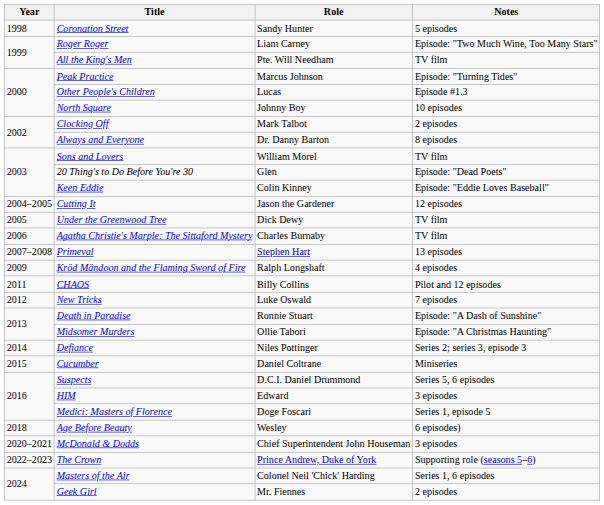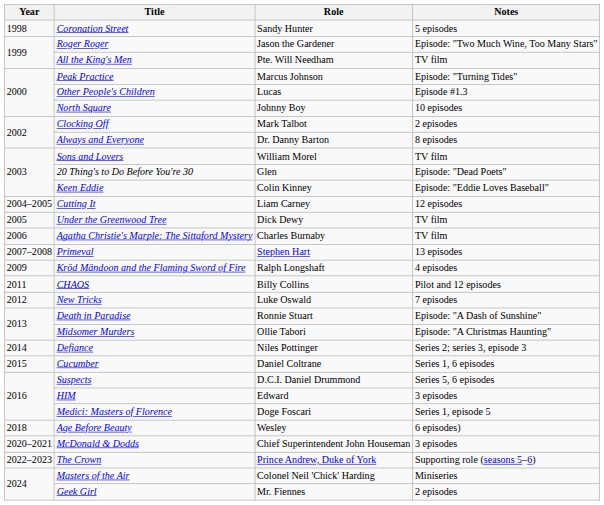(284, 44) Liam Carney -> (296, 44) Jason the Gardener
(296, 204) Jason the Gardener -> (284, 204) Liam Carney
(436, 364) Miniseries -> (455, 364) Series 1, 6 episodes
(455, 476) Series 1, 6 episodes -> (436, 476) Miniseries
